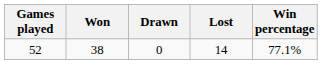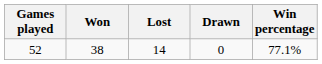columns swapped: (221, 21) <-> (159, 21)
